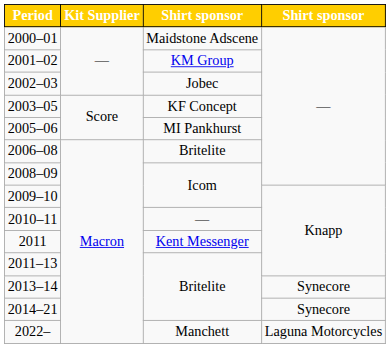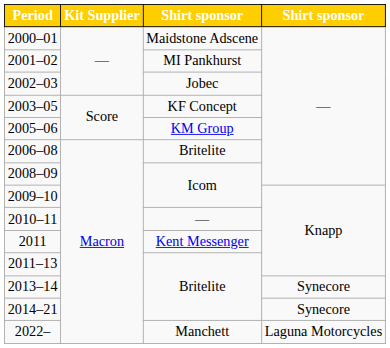(202, 60) KM Group -> (202, 60) MI Pankhurst
(202, 128) MI Pankhurst -> (202, 128) KM Group
